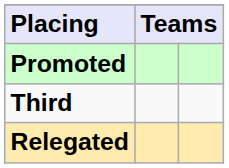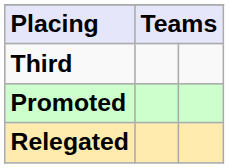rows swapped: (68, 63) <-> (41, 102)
